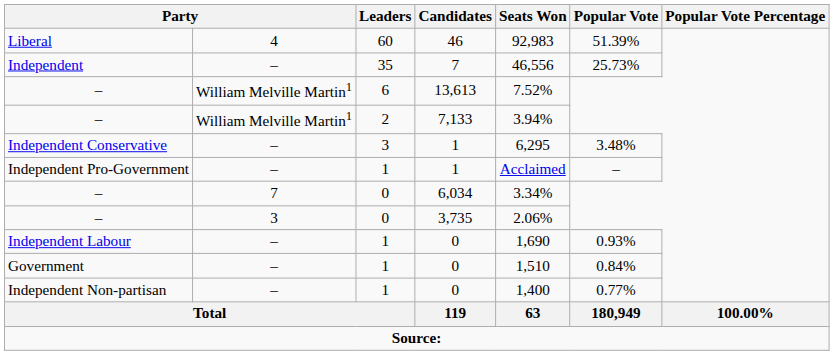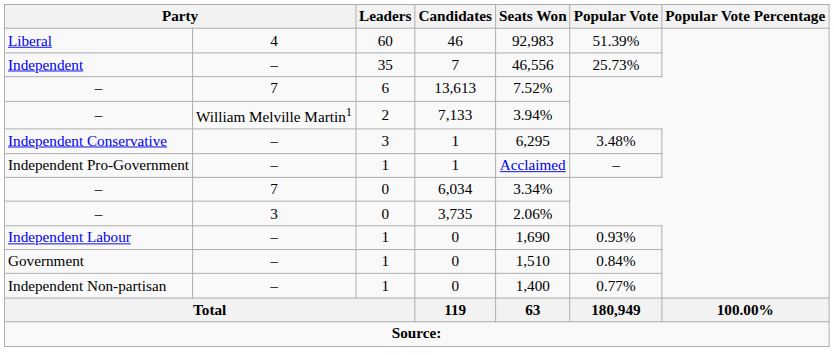(274, 90) William Melville Martin1 -> (274, 88) 7
